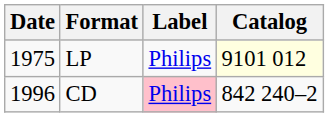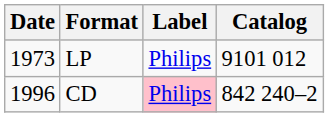(32, 58) 1975 -> (32, 58) 1973
(264, 58) lightyellow background -> (264, 58) no background
